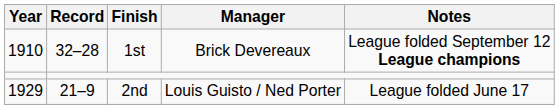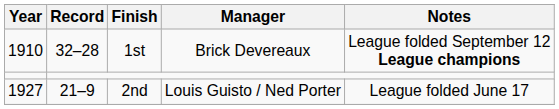(26, 91) 1929 -> (26, 91) 1927
